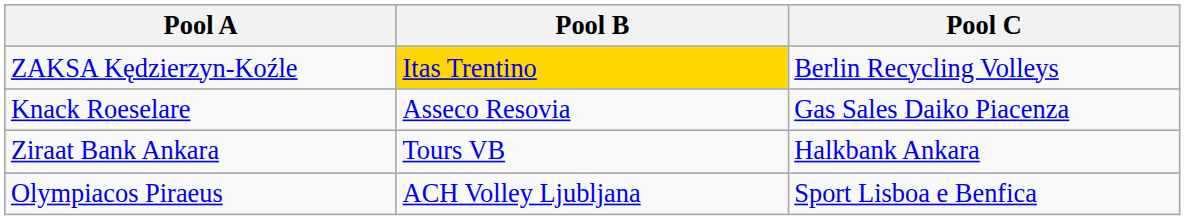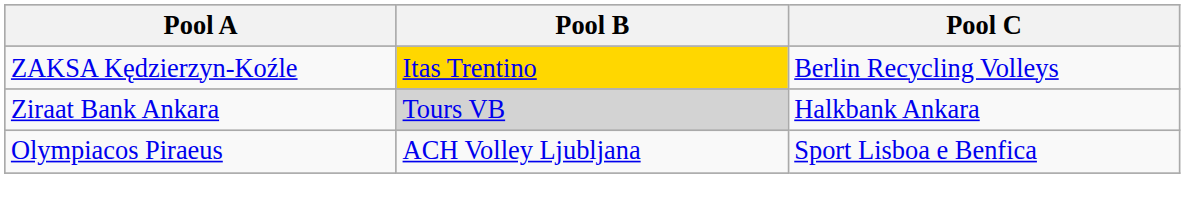- row: (101, 109)
(454, 151) no background -> (454, 109) lightgrey background
